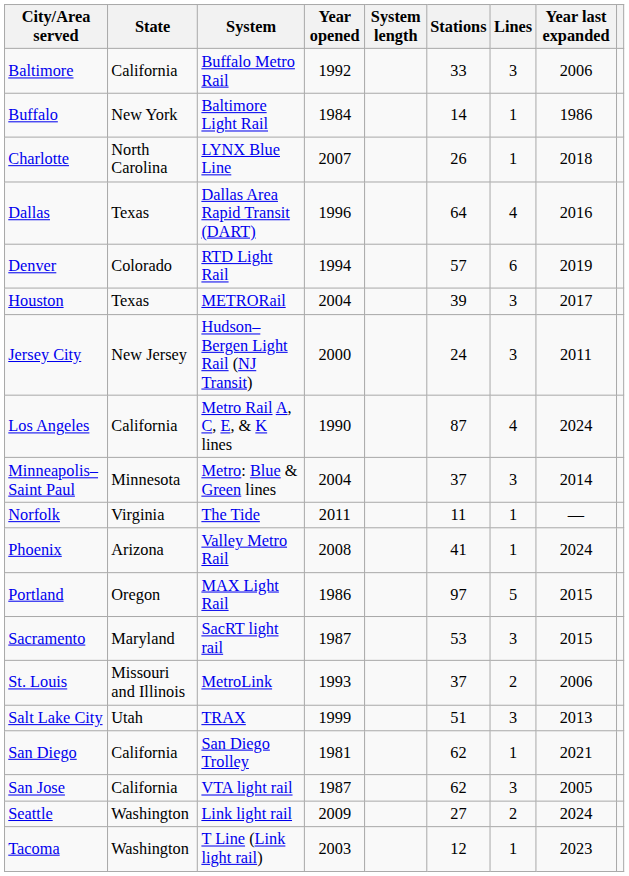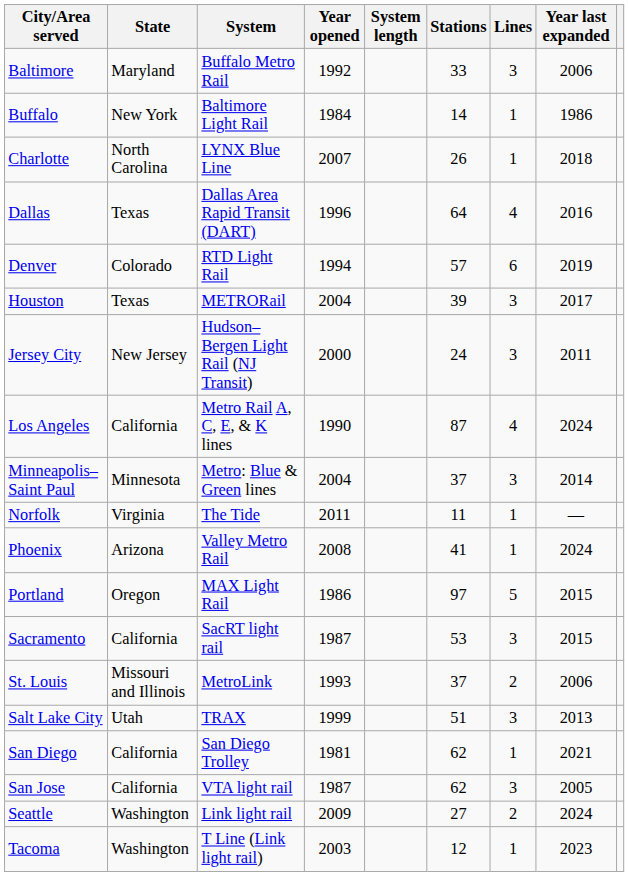(144, 70) California -> (143, 70) Maryland
(143, 638) Maryland -> (144, 638) California
